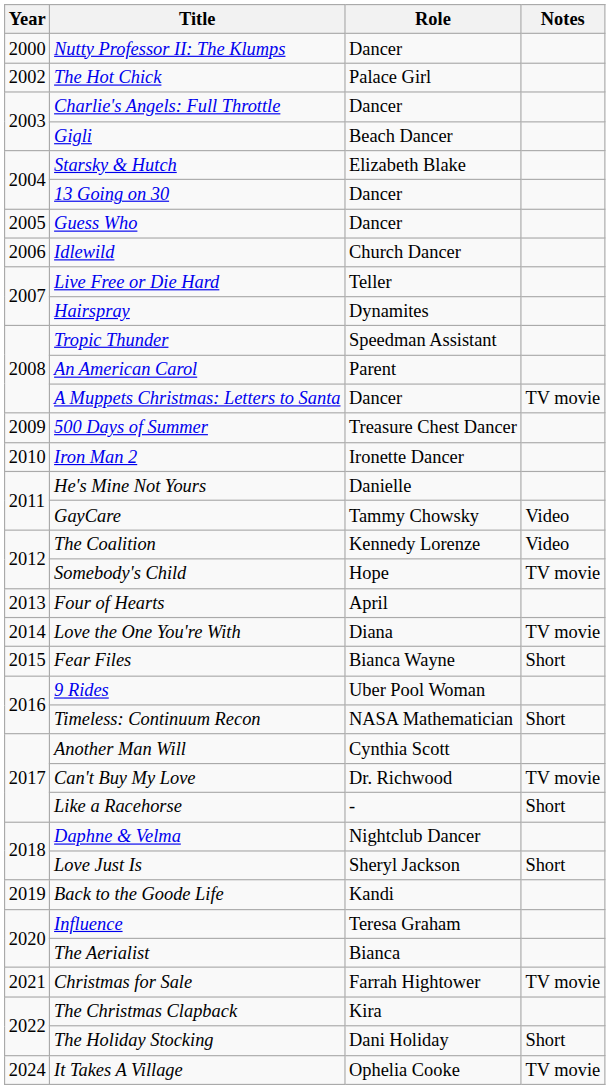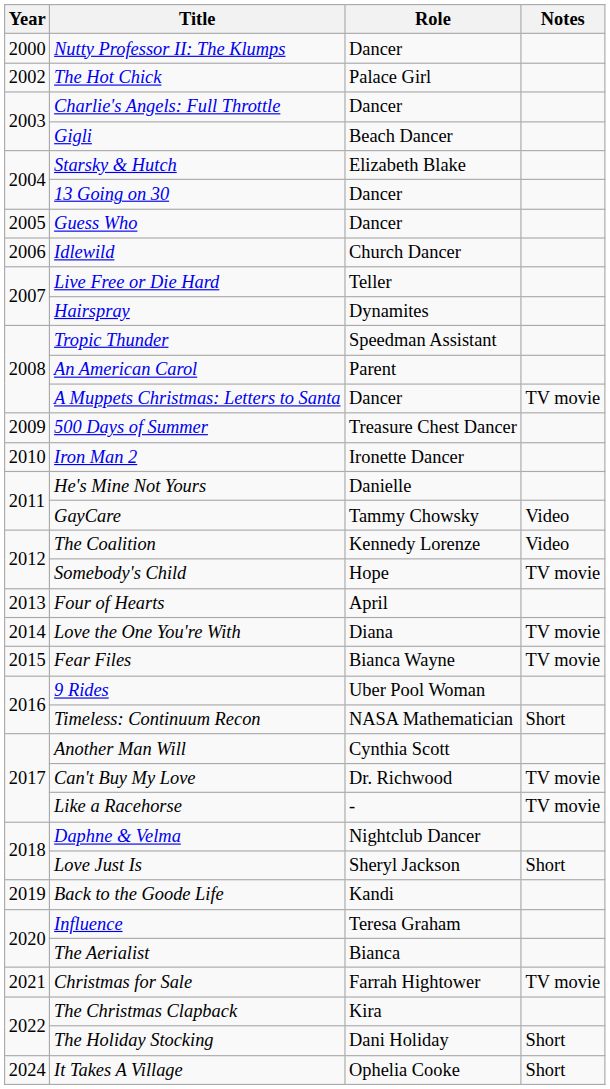(545, 661) Short -> (563, 661) TV movie
(545, 806) Short -> (563, 806) TV movie
(563, 1069) TV movie -> (545, 1069) Short
